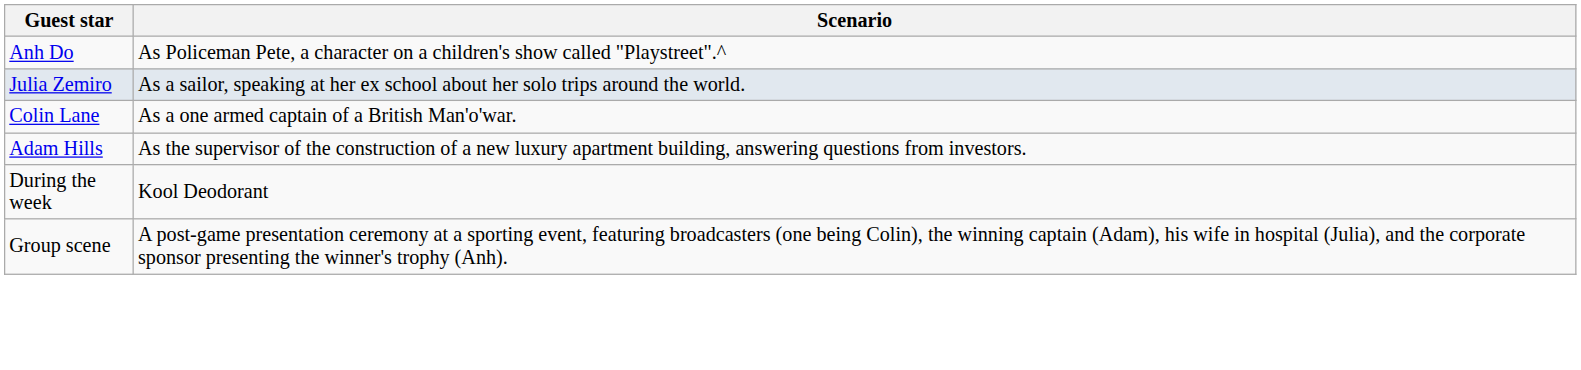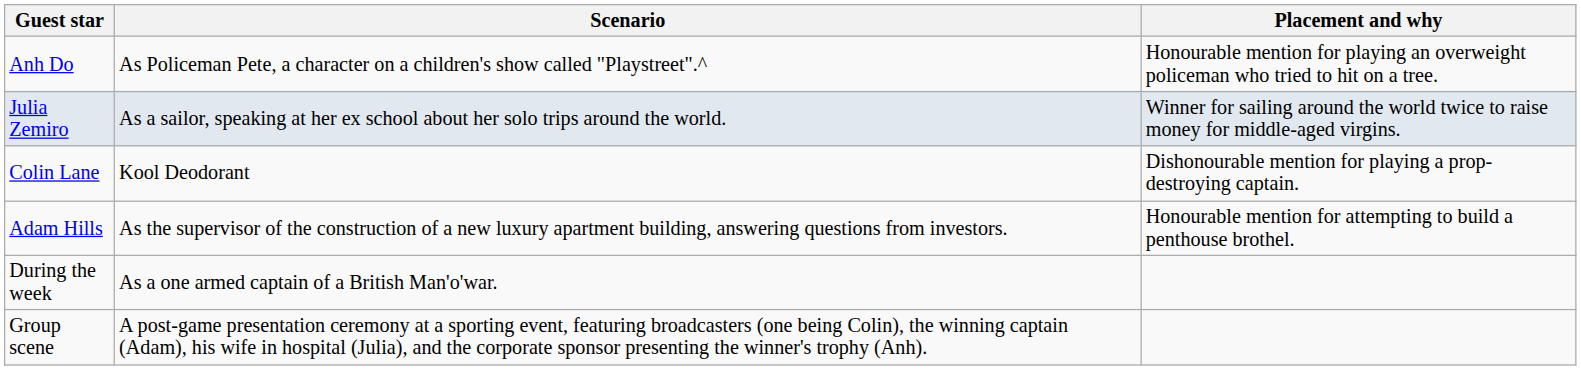+ column: (1358, 20)
(327, 116) As a one armed captain of a British Man'o'war. -> (184, 173) Kool Deodorant
(203, 191) Kool Deodorant -> (308, 282) As a one armed captain of a British Man'o'war.
